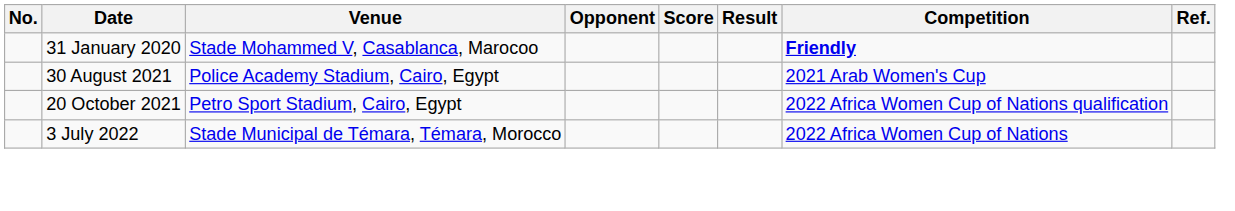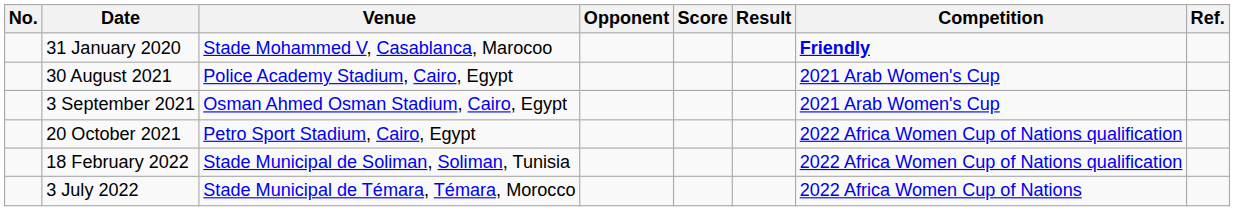+ row: (121, 104)
+ row: (118, 162)
